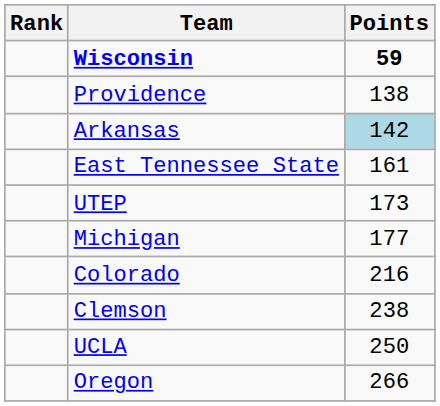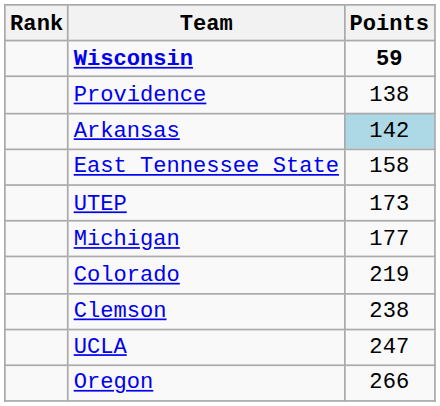(389, 167) 161 -> (389, 167) 158
(389, 275) 216 -> (389, 275) 219
(389, 347) 250 -> (389, 347) 247
